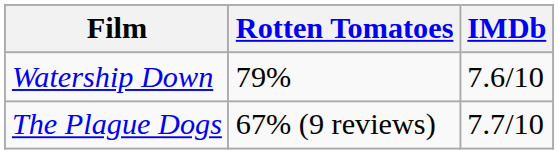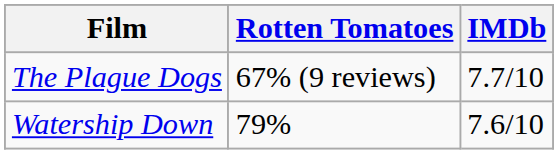rows swapped: (113, 76) <-> (117, 124)
